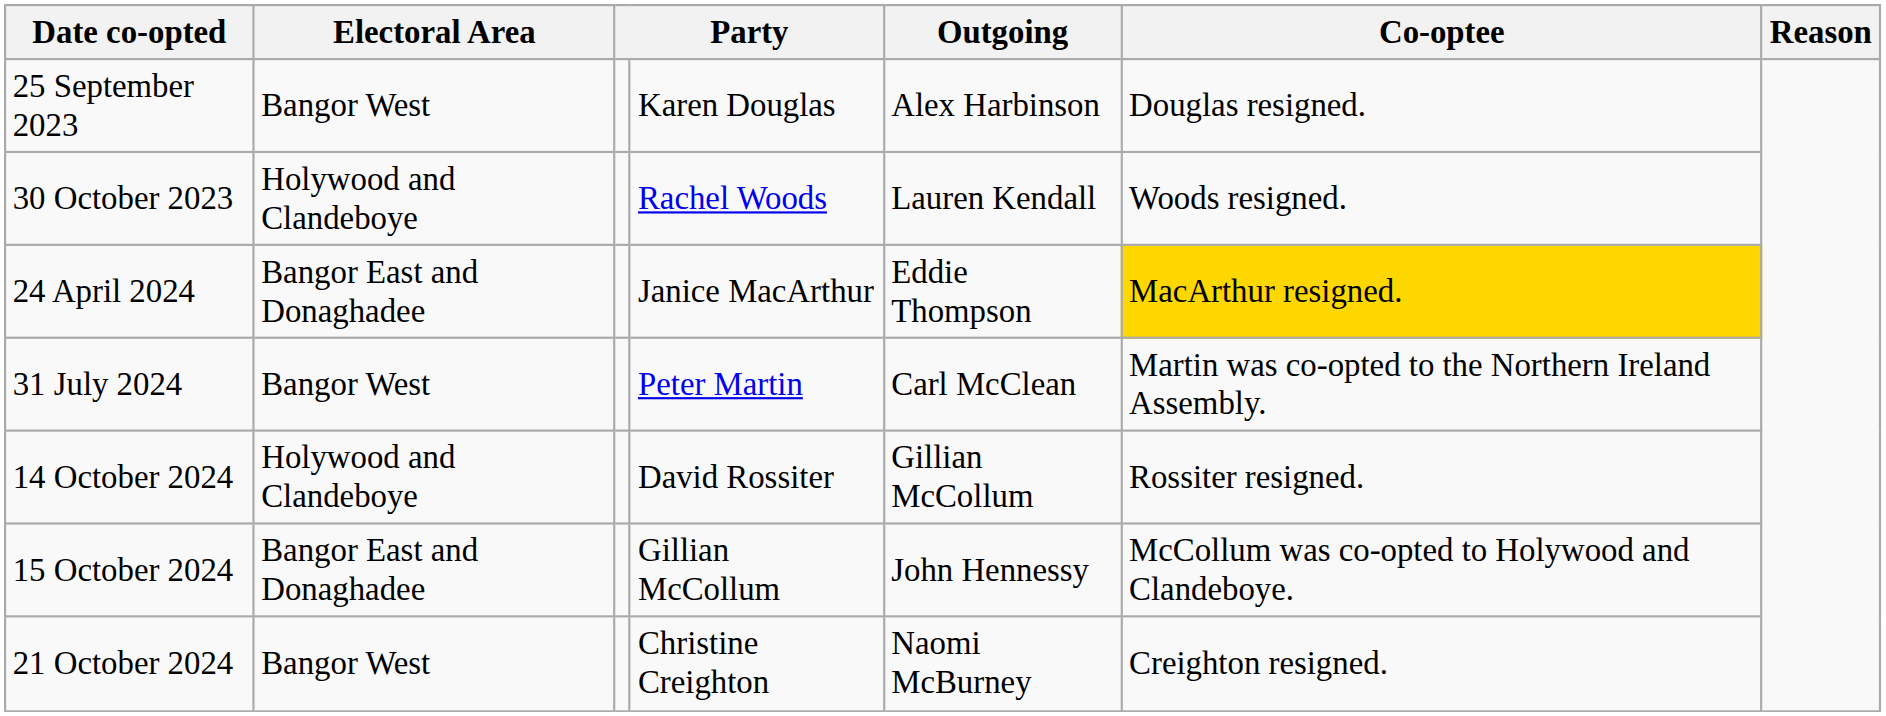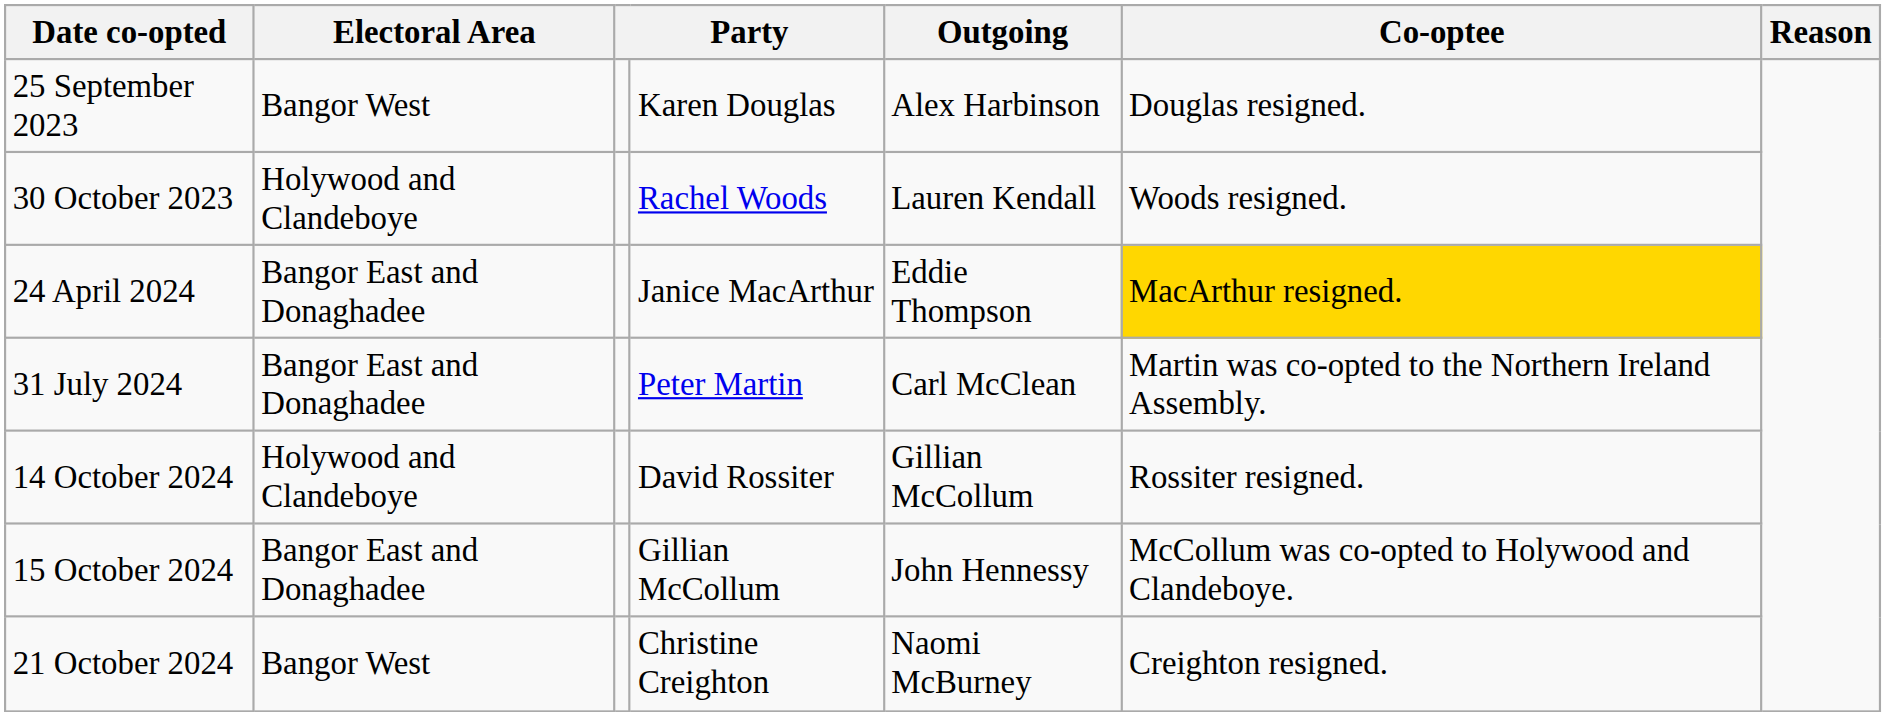(346, 384) Bangor West -> (370, 384) Bangor East and Donaghadee
